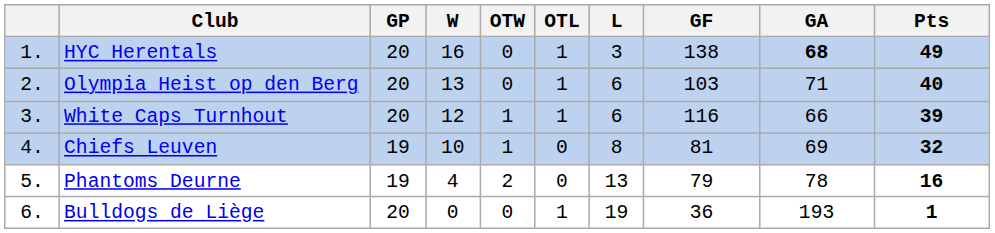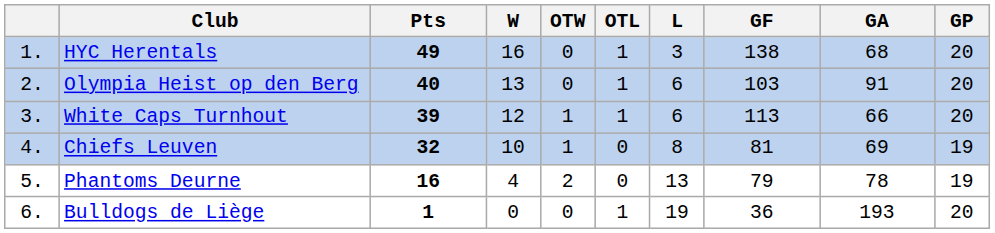columns swapped: (398, 21) <-> (932, 21)
(817, 53) bold -> (877, 53) normal
(817, 85) 71 -> (877, 85) 91
(701, 117) 116 -> (762, 117) 113
